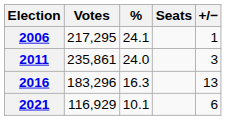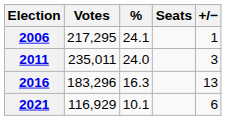(92, 59) 235,861 -> (92, 59) 235,011
